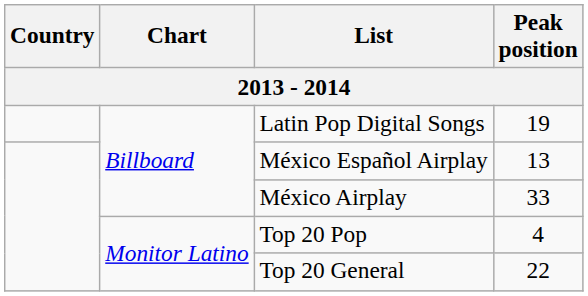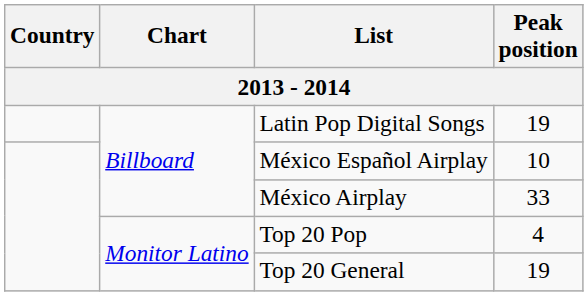(538, 160) 13 -> (538, 160) 10
(538, 271) 22 -> (538, 271) 19
